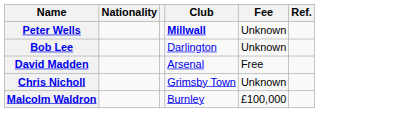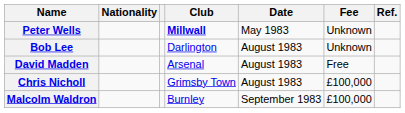+ column: (281, 13)
(264, 82) Unknown -> (349, 82) £100,000
